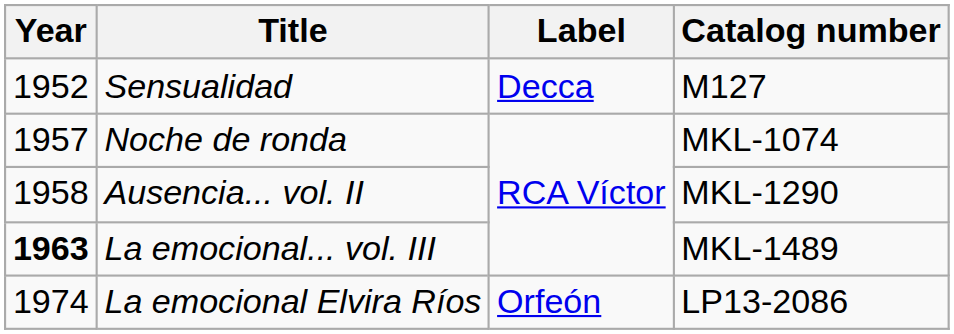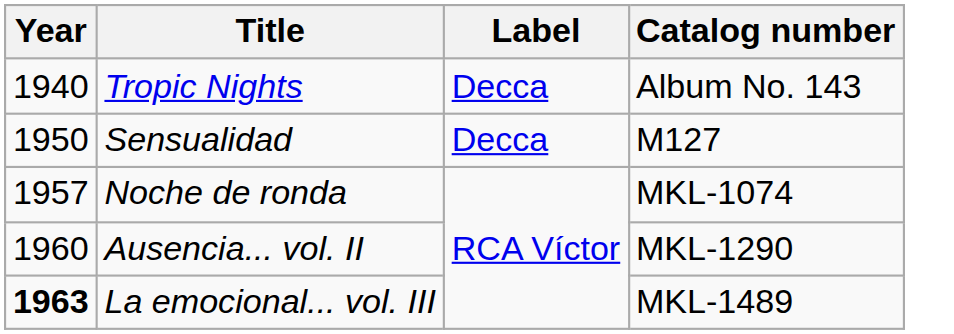+ row: (204, 85)
(51, 85) 1952 -> (51, 139) 1950
(51, 193) 1958 -> (51, 247) 1960
- row: (293, 301)
